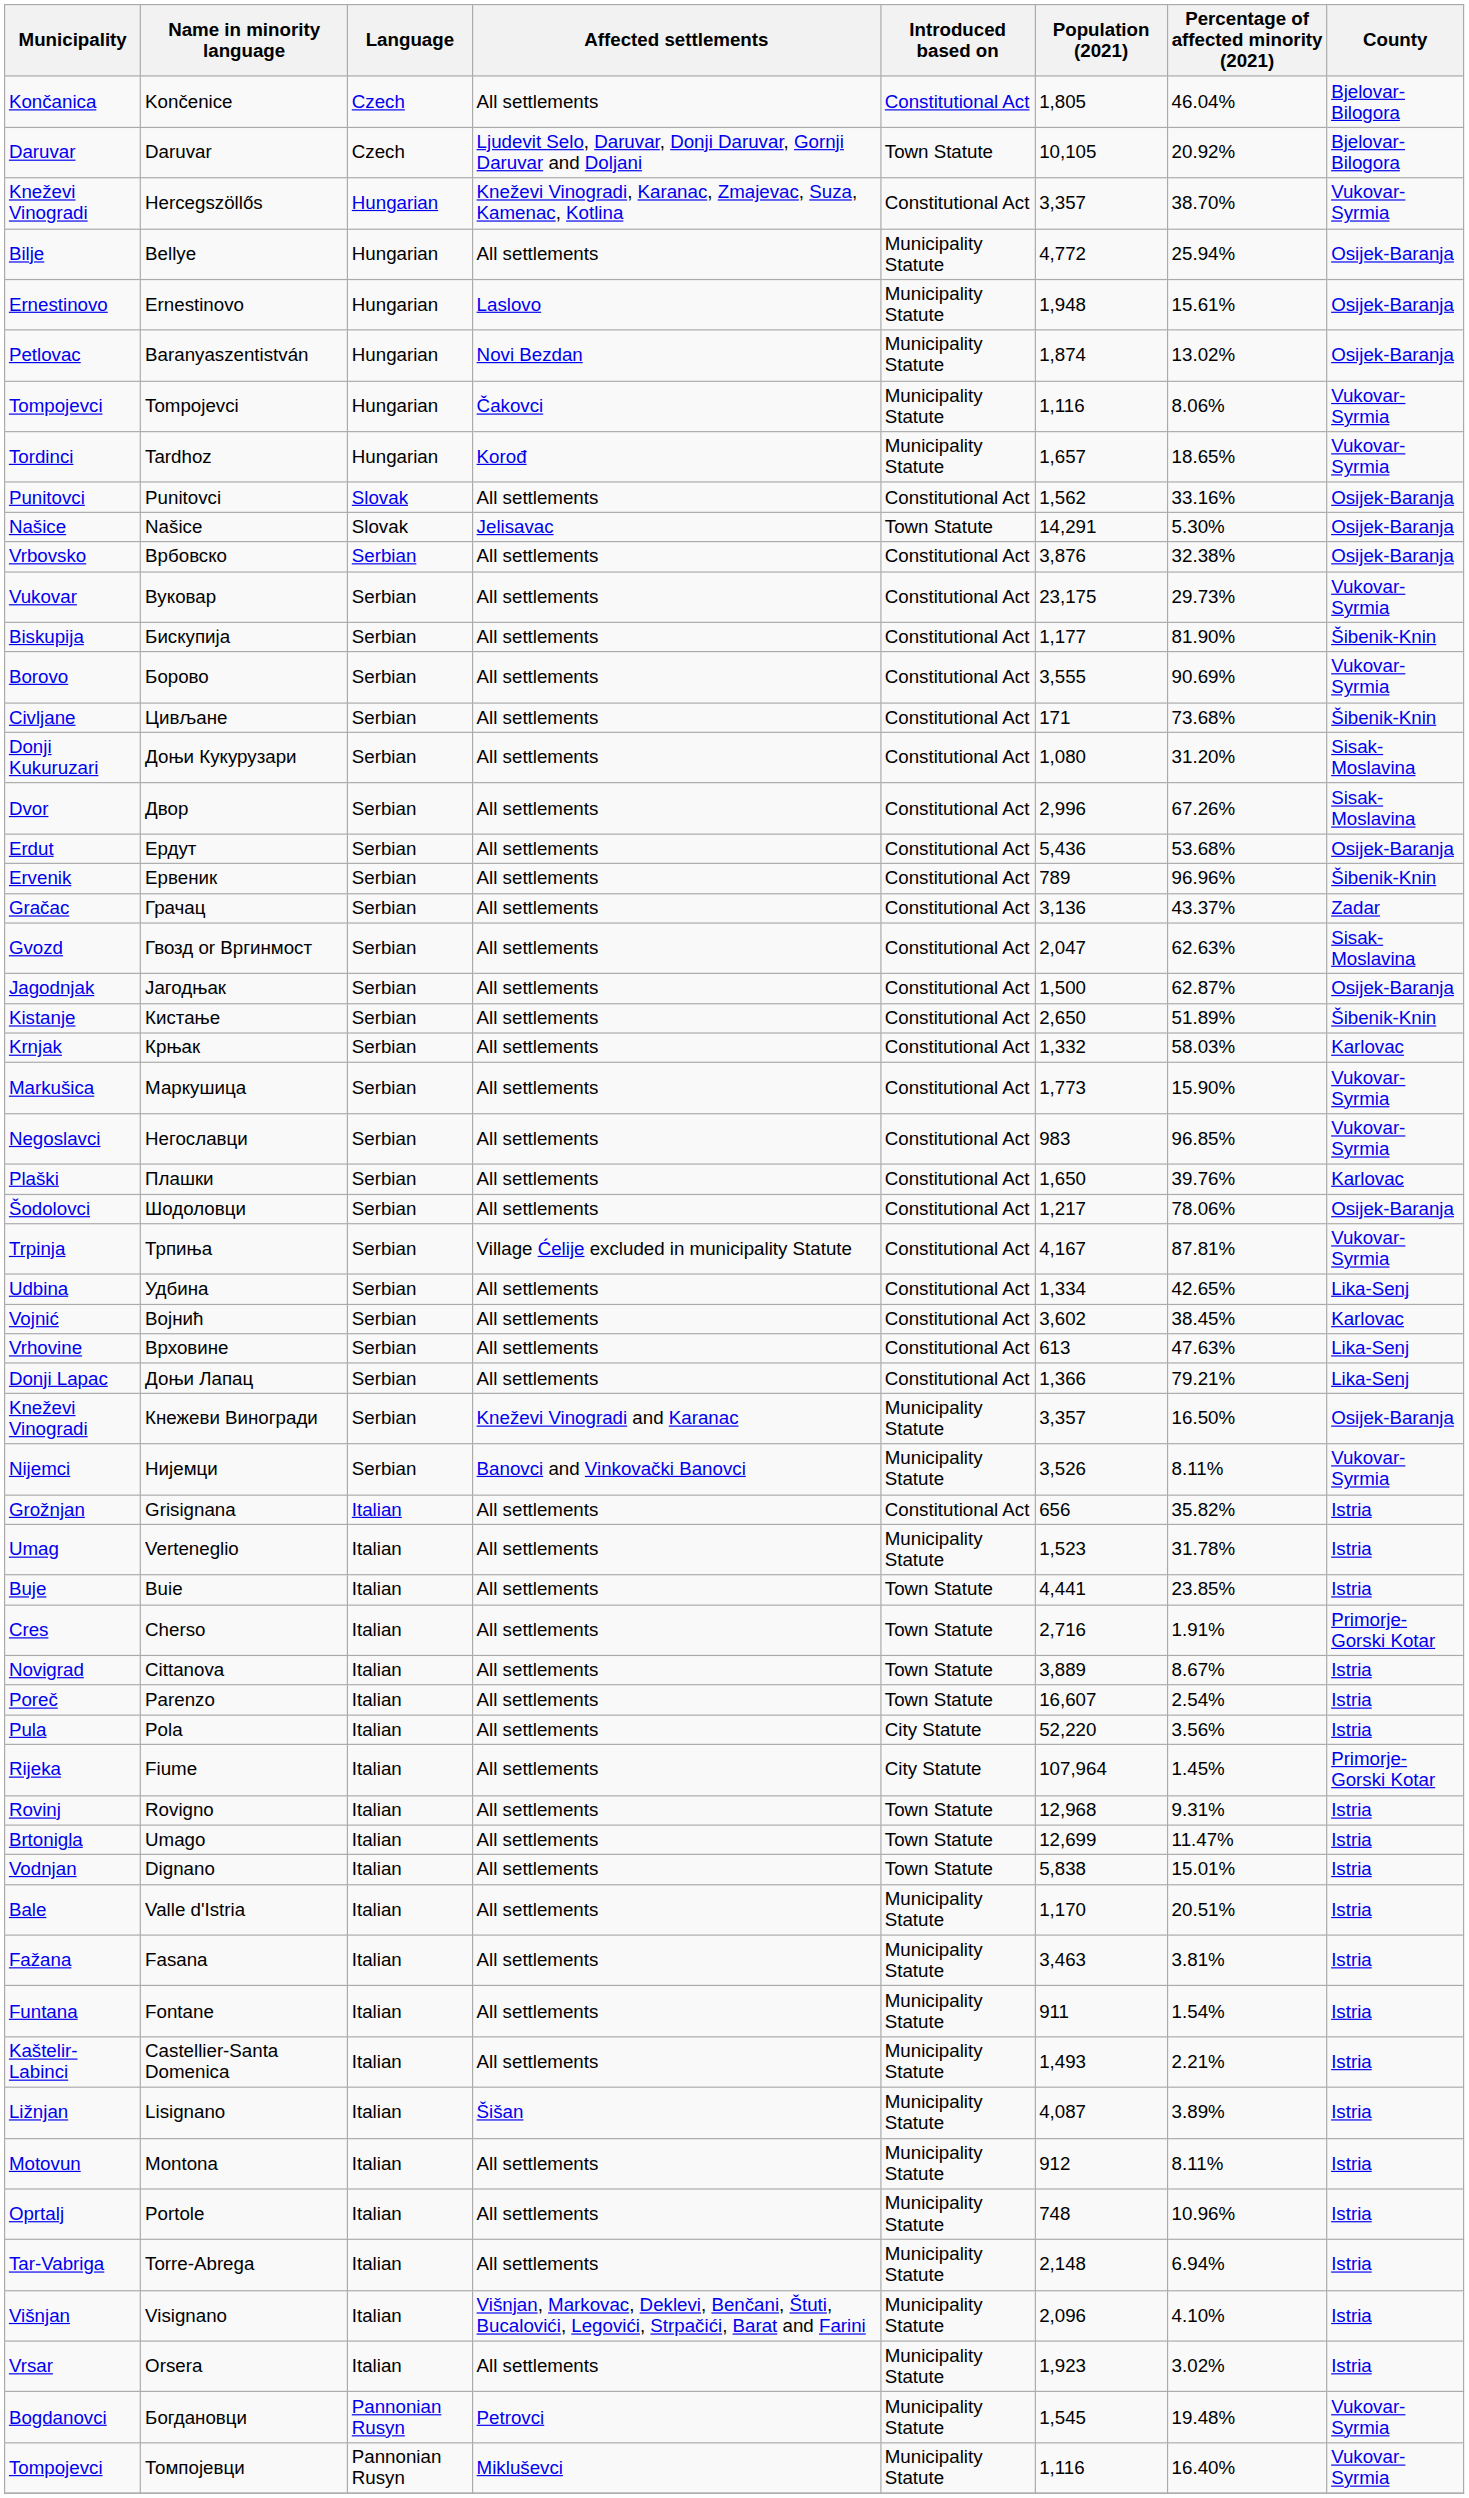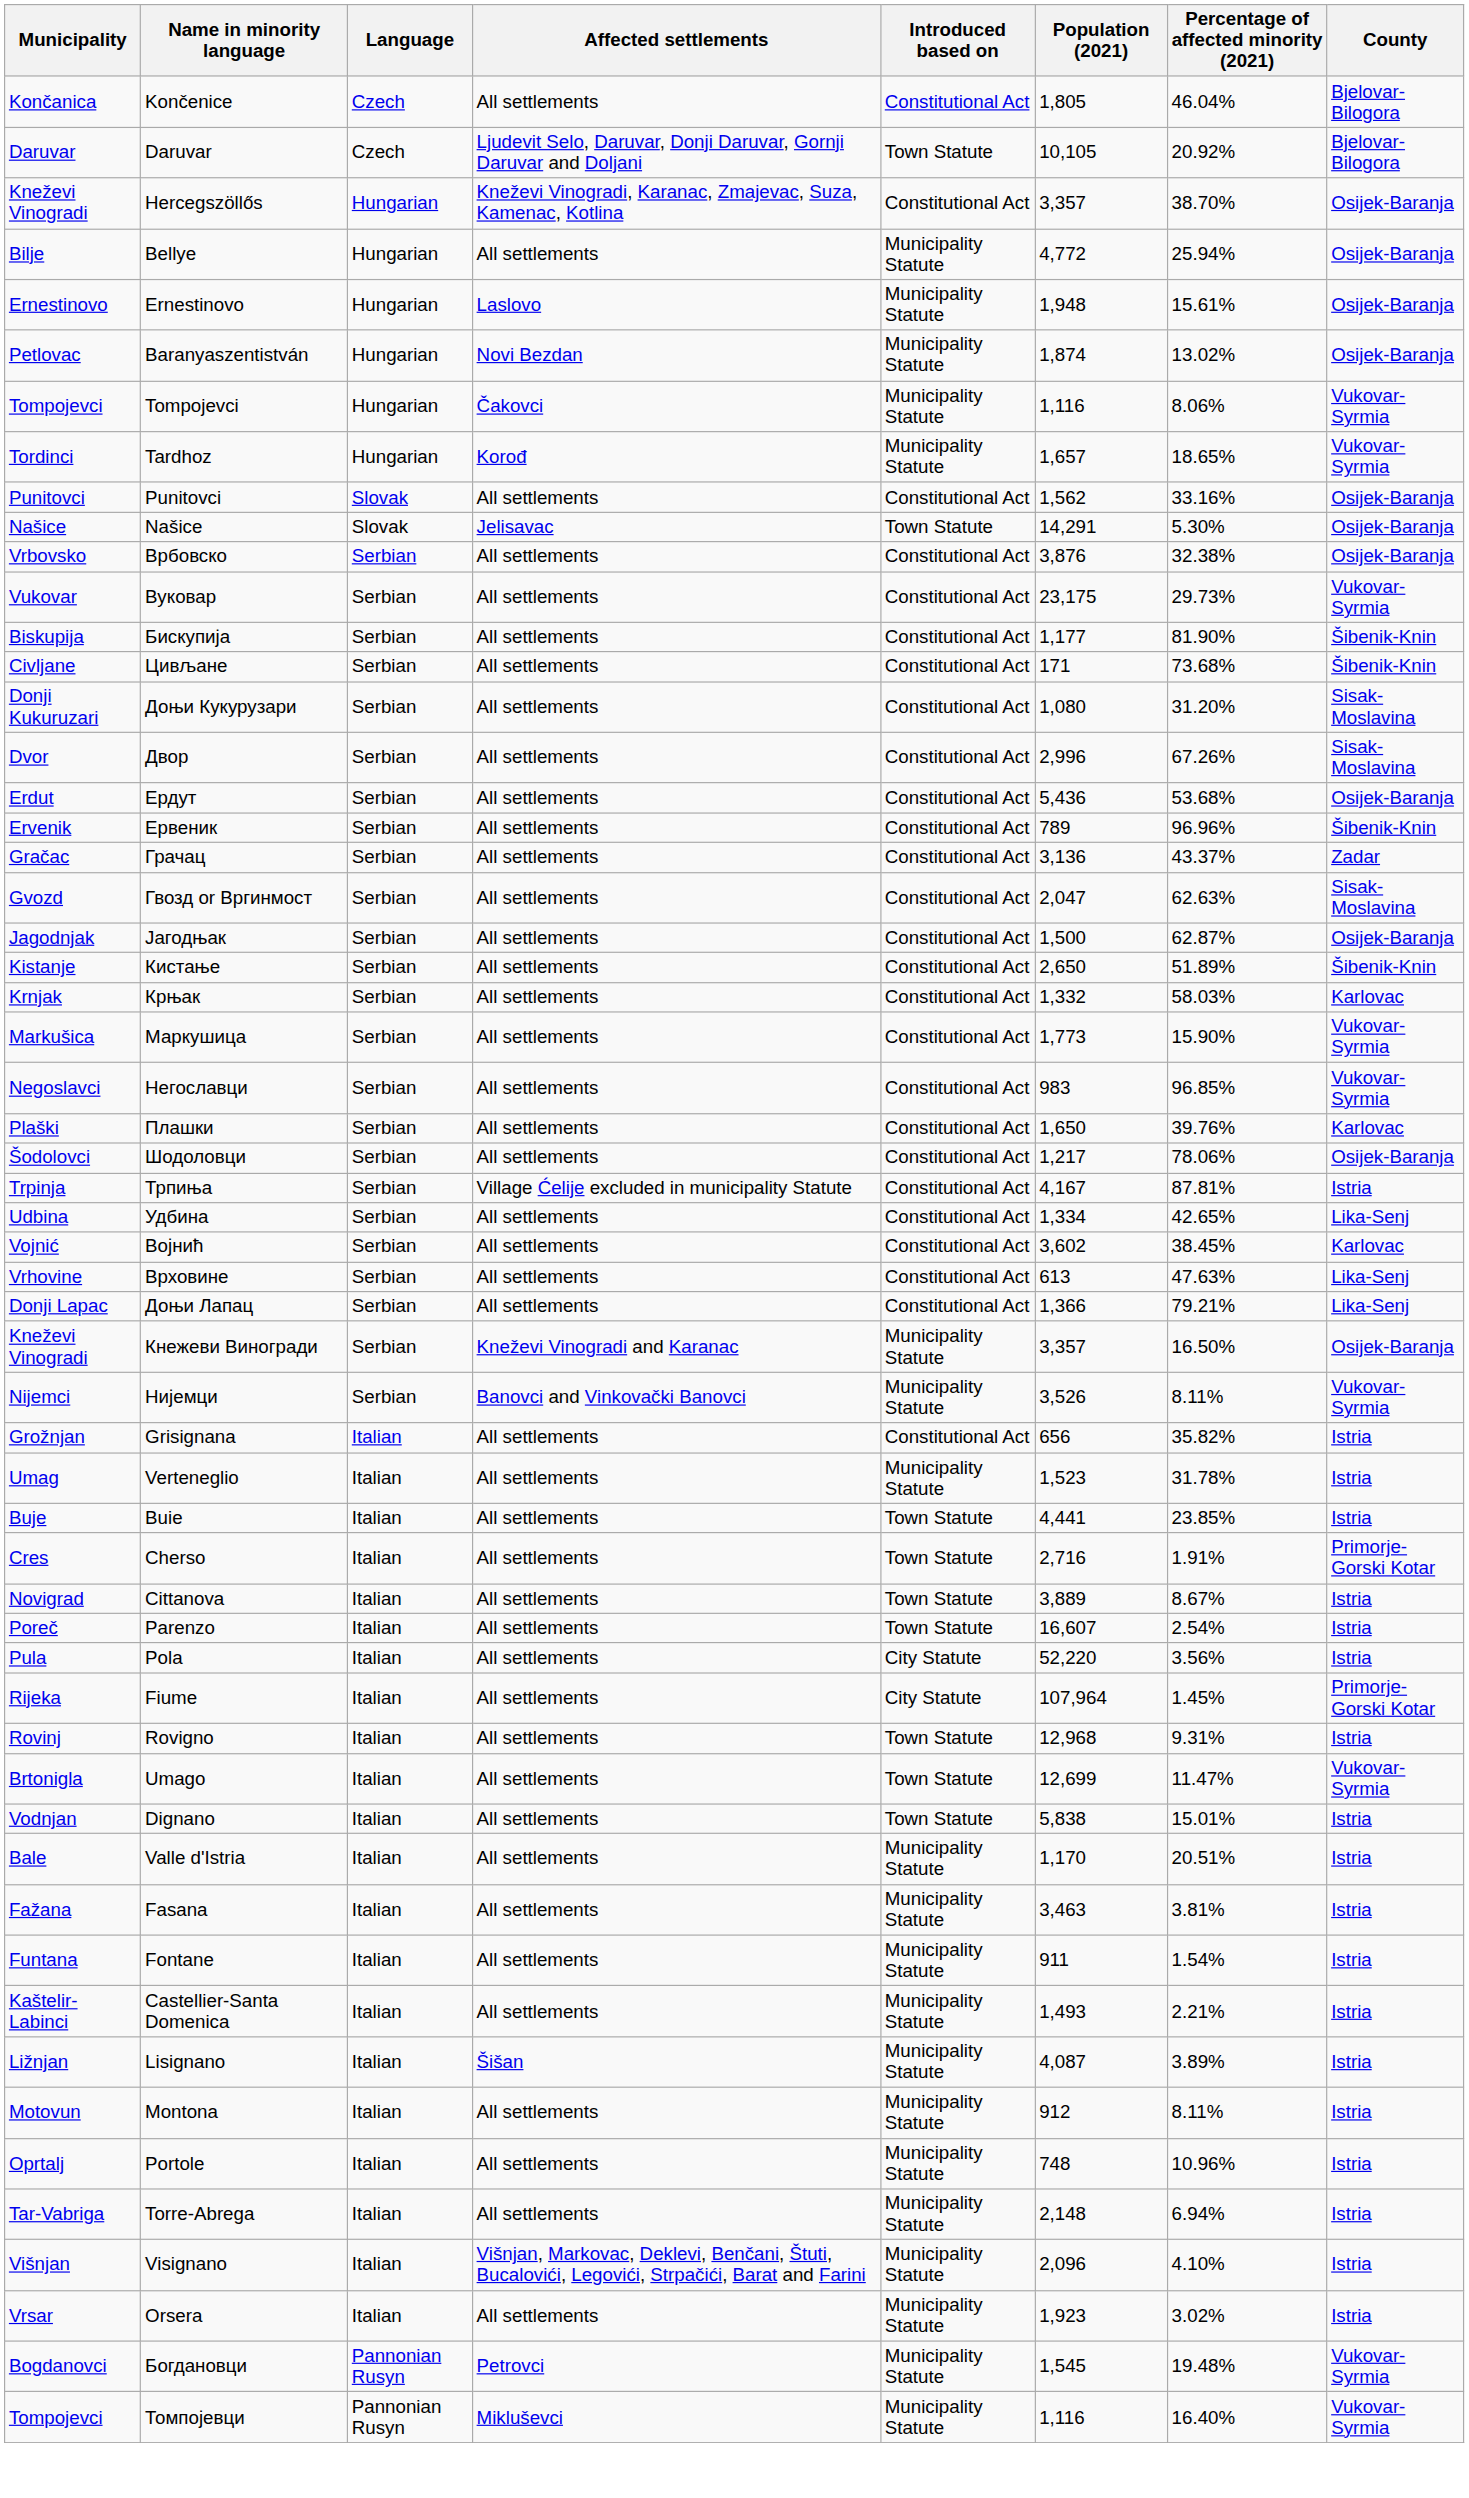(1368, 203) Vukovar-Syrmia -> (1393, 203) Osijek-Baranja
- row: (177, 677)
(1368, 1248) Vukovar-Syrmia -> (1351, 1187) Istria
(1351, 1839) Istria -> (1368, 1778) Vukovar-Syrmia
